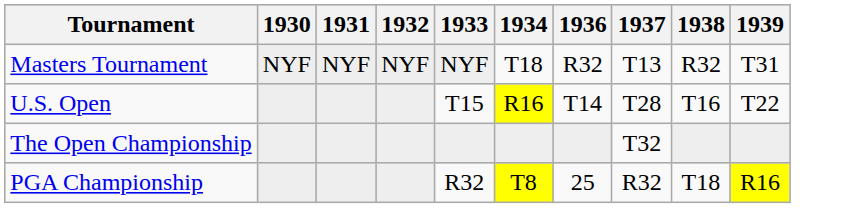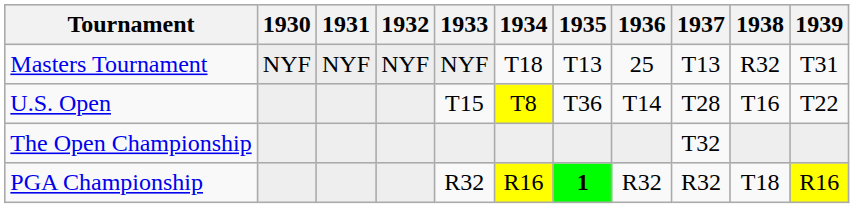+ column: (583, 24)
(583, 64) R32 -> (642, 64) 25
(523, 103) R16 -> (523, 103) T8
(523, 182) T8 -> (523, 182) R16
(583, 182) 25 -> (642, 182) R32
